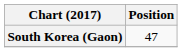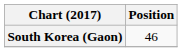(151, 36) 47 -> (151, 36) 46
